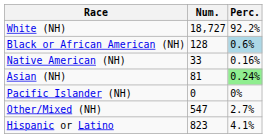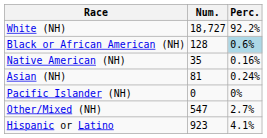(196, 61) 33 -> (196, 61) 35
(245, 77) lightgreen background -> (245, 77) no background
(199, 125) 823 -> (199, 125) 923
